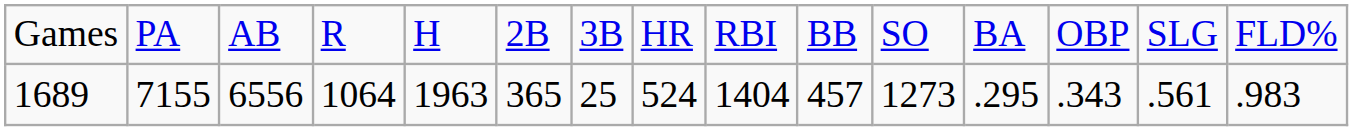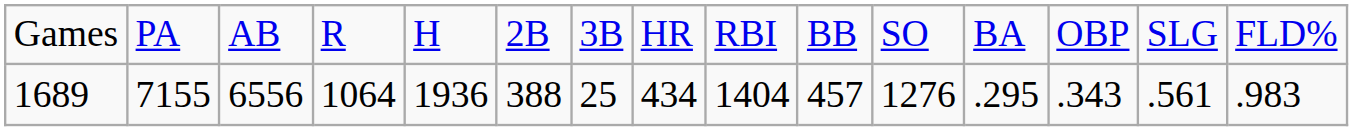(451, 93) 1963 -> (451, 93) 1936
(534, 93) 365 -> (534, 93) 388
(669, 93) 524 -> (669, 93) 434
(918, 93) 1273 -> (918, 93) 1276
